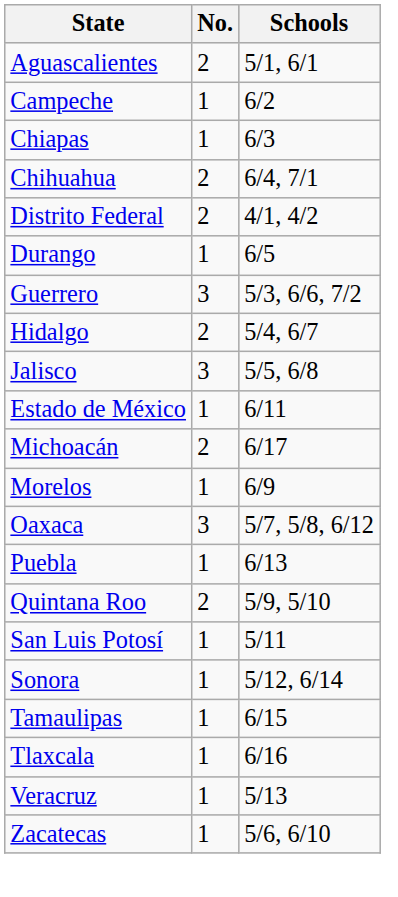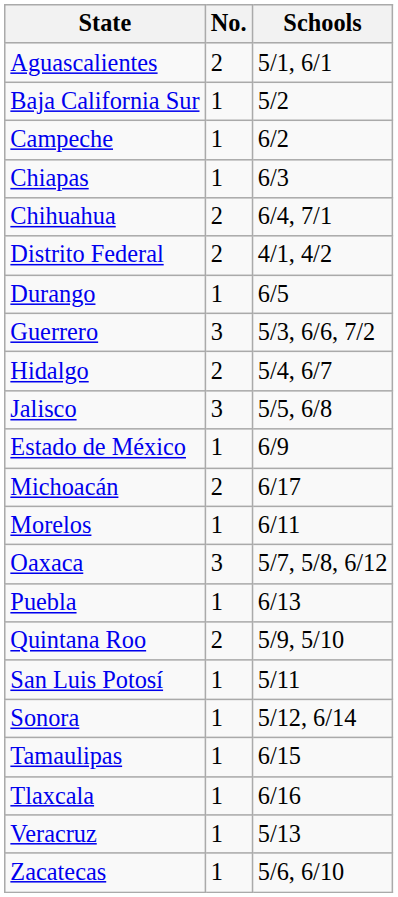+ row: (105, 100)
(265, 409) 6/11 -> (273, 448) 6/9
(260, 486) 6/9 -> (279, 525) 6/11
